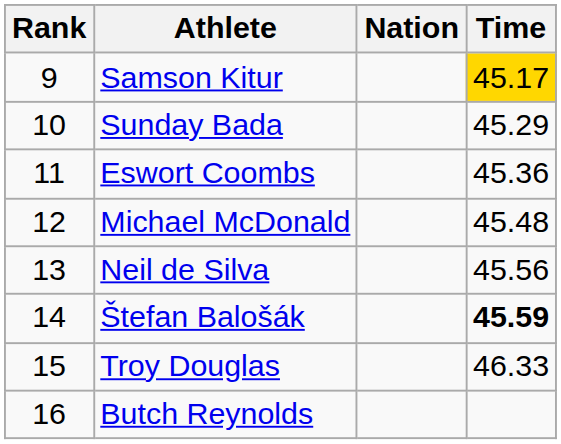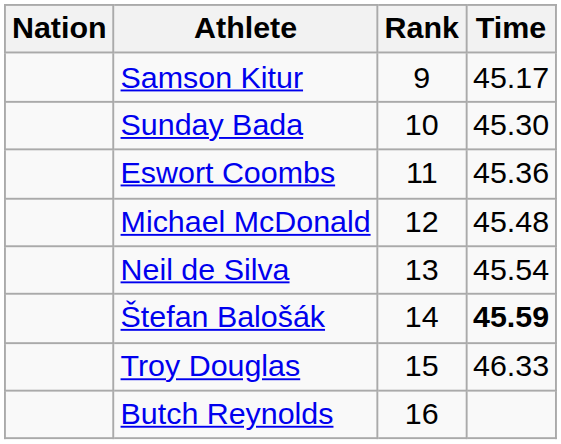columns swapped: (49, 28) <-> (412, 28)
(511, 76) gold background -> (511, 76) no background
(511, 125) 45.29 -> (511, 125) 45.30
(511, 269) 45.56 -> (511, 269) 45.54
